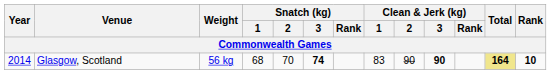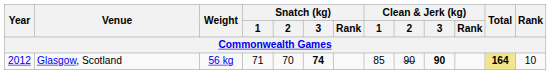(19, 61) 2014 -> (19, 61) 2012
(258, 61) 68 -> (258, 61) 71
(379, 61) 83 -> (379, 61) 85
(531, 61) bold -> (531, 61) normal
